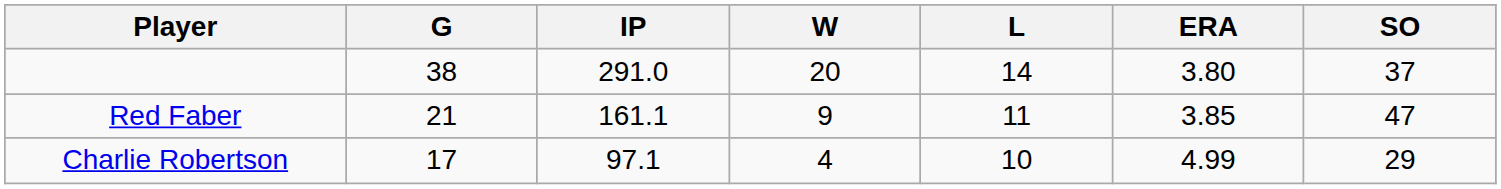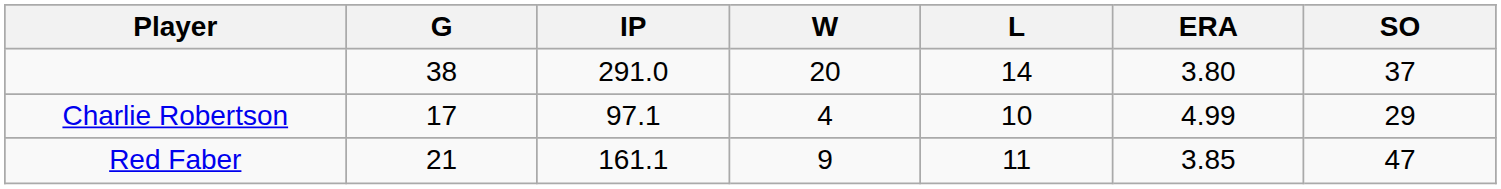rows swapped: (175, 115) <-> (175, 159)
